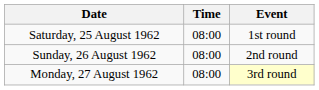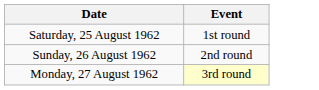- column: (207, 14)
